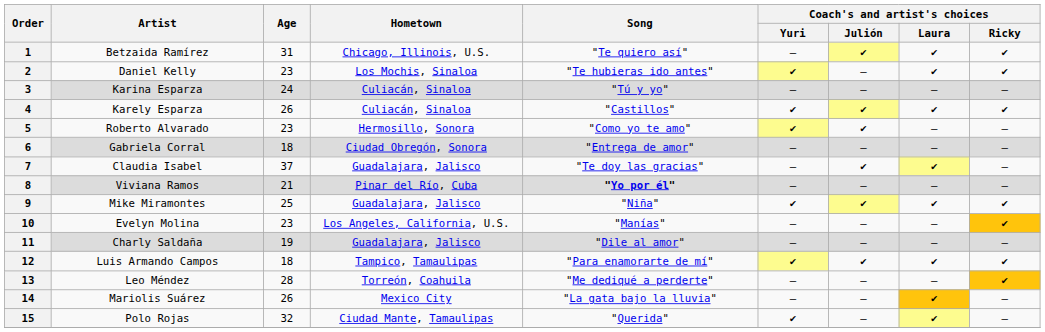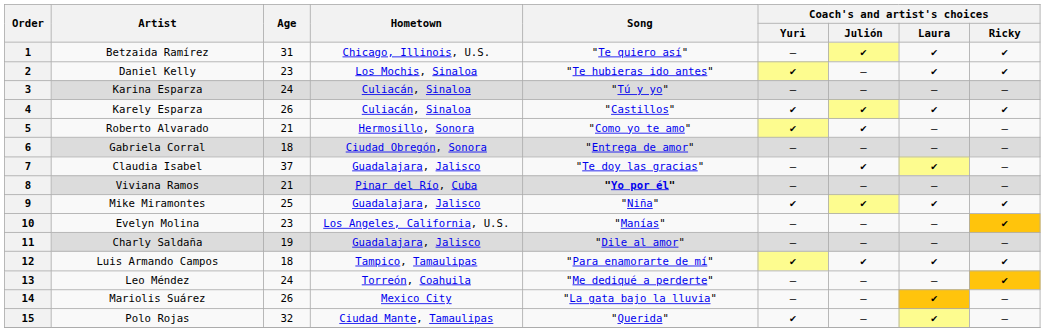(287, 128) 23 -> (287, 128) 21
(287, 280) 28 -> (287, 280) 24
